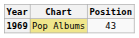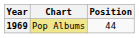(111, 26) 43 -> (111, 26) 44
